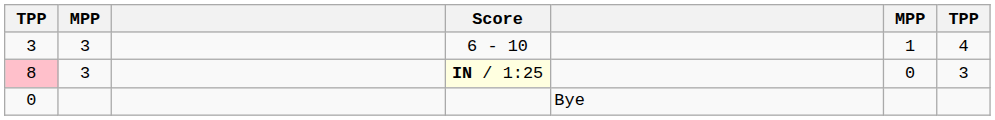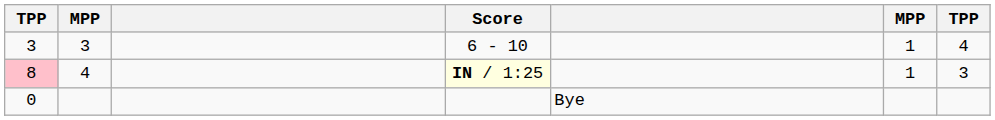(85, 74) 3 -> (85, 74) 4
(910, 74) 0 -> (910, 74) 1
